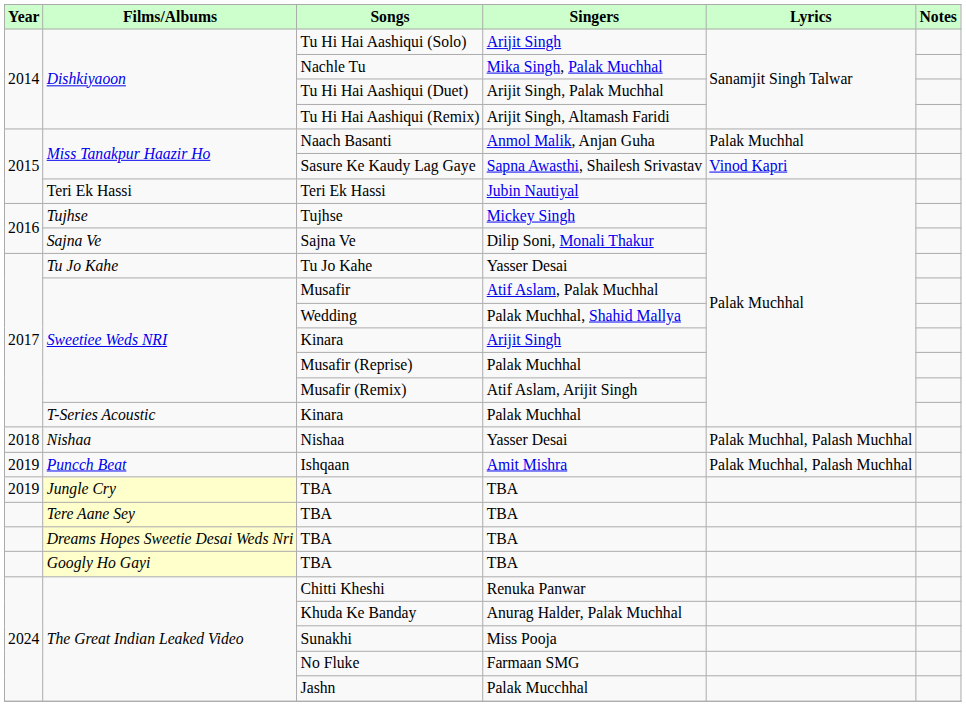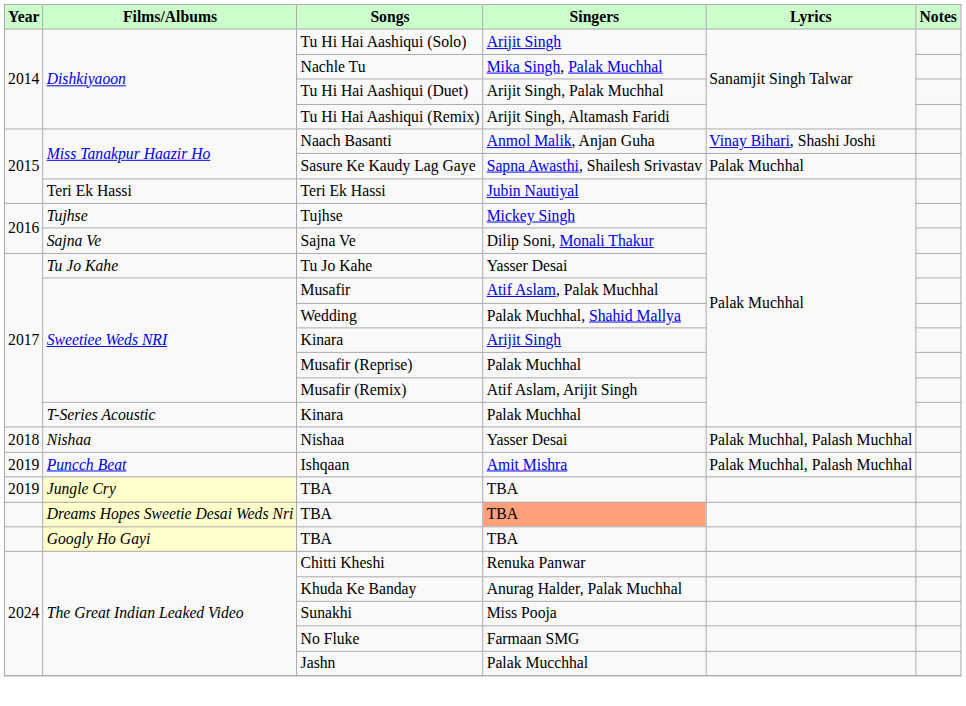(757, 141) Palak Muchhal -> (793, 141) Vinay Bihari, Shashi Joshi
(748, 166) Vinod Kapri -> (757, 166) Palak Muchhal
- row: (91, 514)
(502, 539) no background -> (502, 514) lightsalmon background
